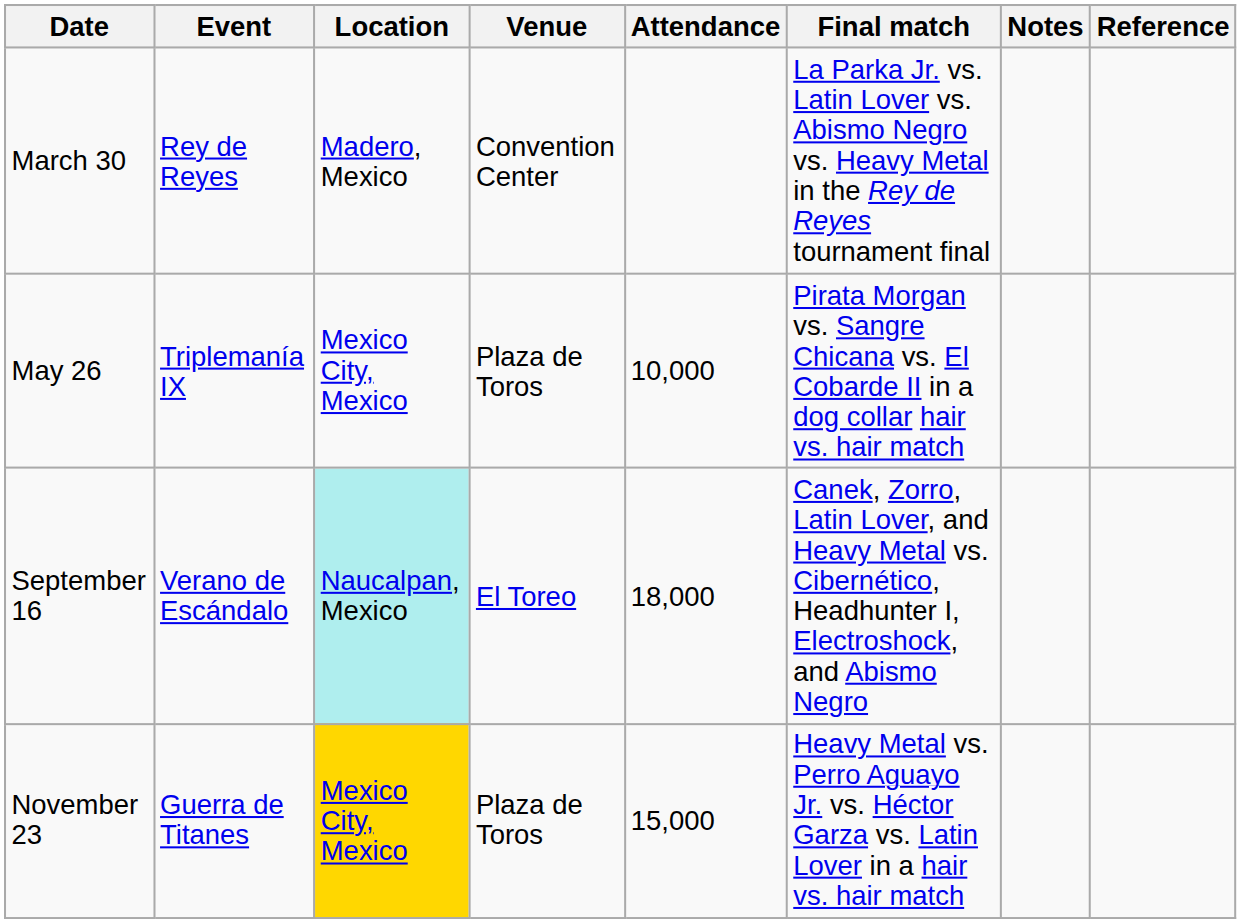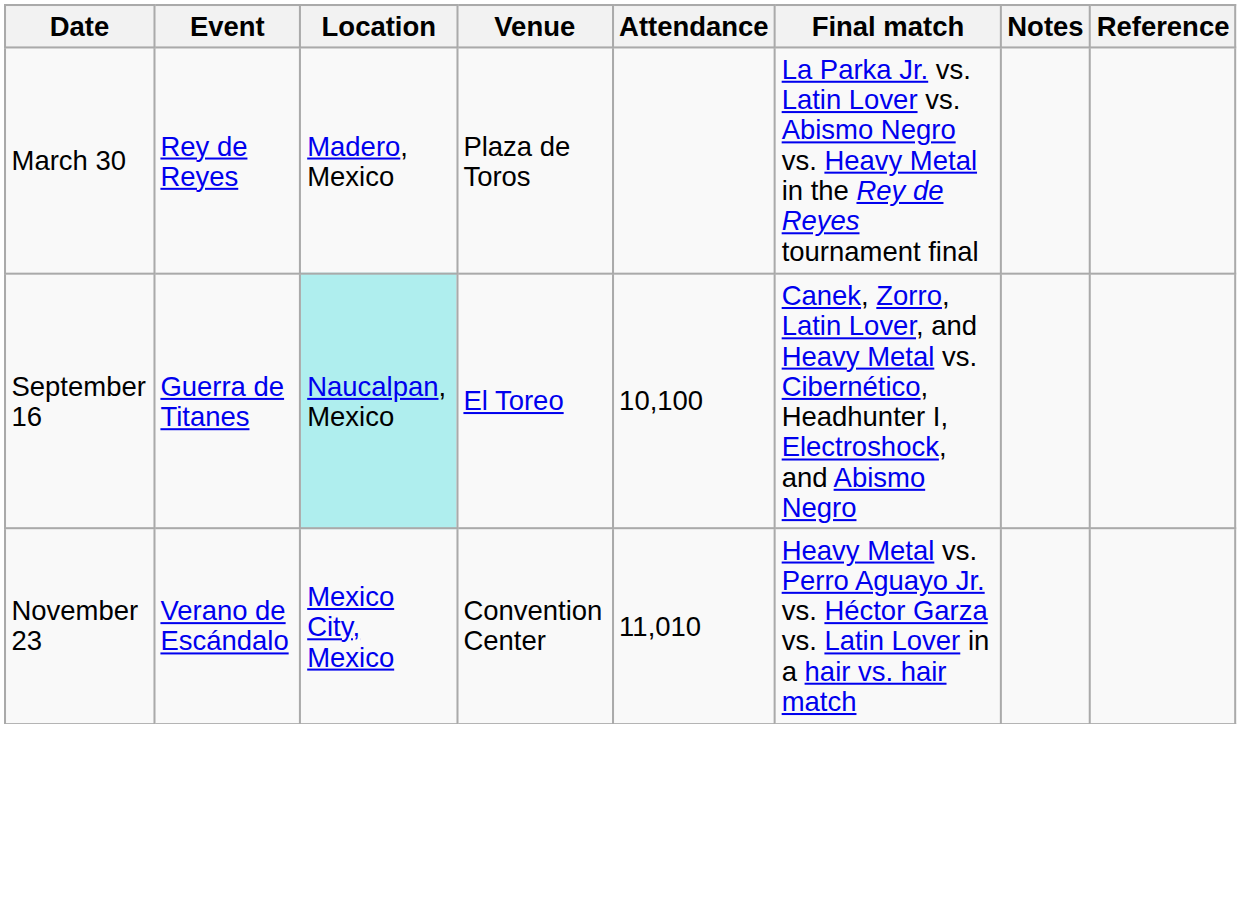(545, 160) Convention Center -> (517, 160) Plaza de Toros
- row: (57, 370)
(224, 596) Verano de Escándalo -> (222, 401) Guerra de Titanes
(673, 596) 18,000 -> (661, 401) 10,100
(222, 821) Guerra de Titanes -> (225, 626) Verano de Escándalo
(364, 821) gold background -> (351, 626) no background
(529, 821) Plaza de Toros -> (533, 626) Convention Center
(673, 821) 15,000 -> (660, 626) 11,010
